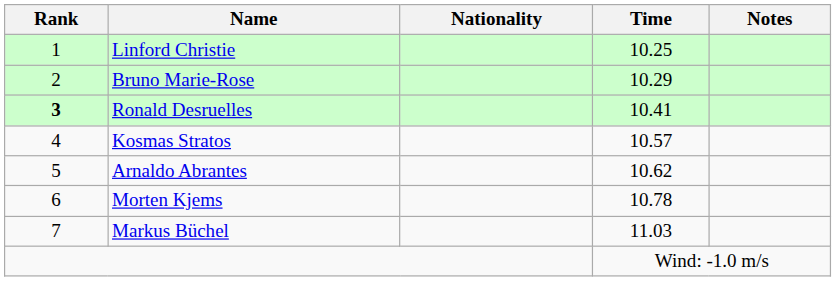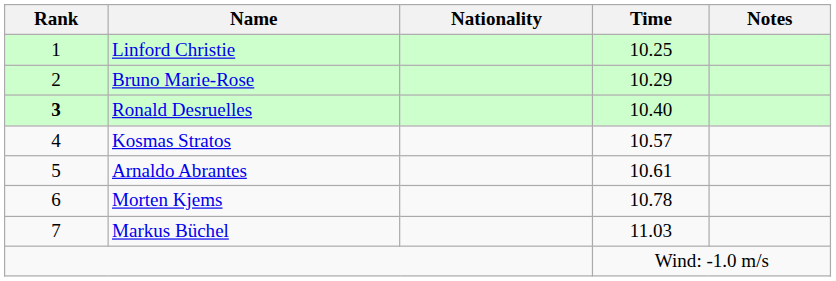(651, 110) 10.41 -> (651, 110) 10.40
(651, 170) 10.62 -> (651, 170) 10.61
